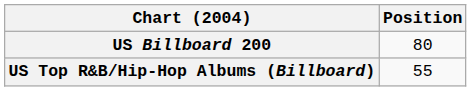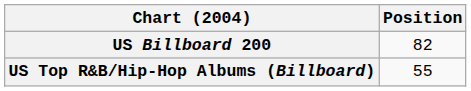(423, 45) 80 -> (423, 45) 82
